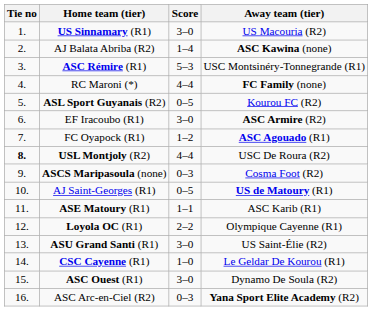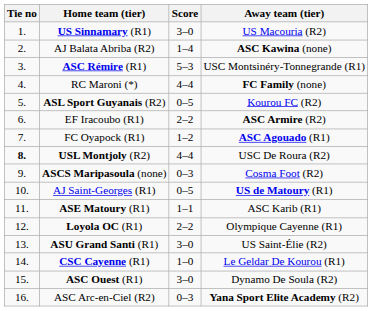(185, 119) 3–0 -> (185, 119) 2–2
